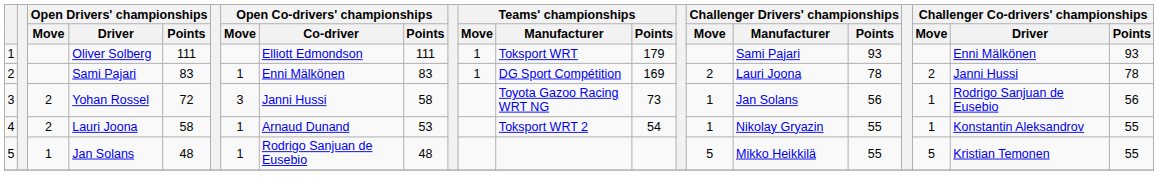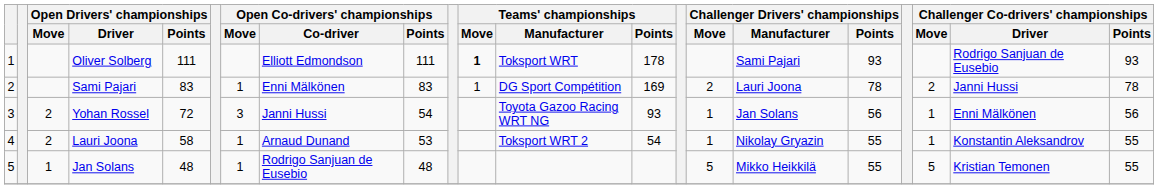(477, 53) normal -> (477, 60) bold
(654, 53) 179 -> (654, 60) 178
(995, 53) Enni Mälkönen -> (1009, 60) Rodrigo Sanjuan de Eusebio
(425, 100) 58 -> (425, 114) 54
(654, 100) 73 -> (654, 114) 93
(1009, 100) Rodrigo Sanjuan de Eusebio -> (995, 114) Enni Mälkönen
